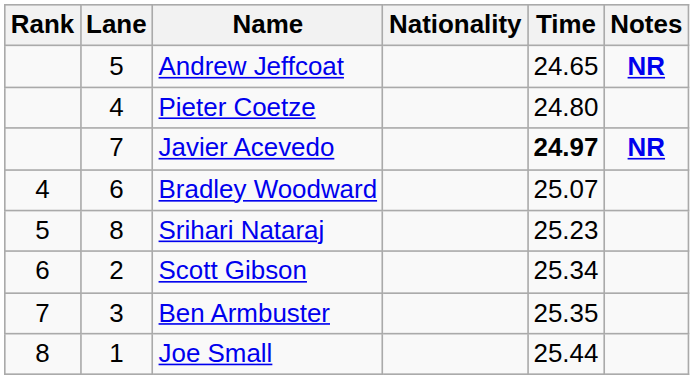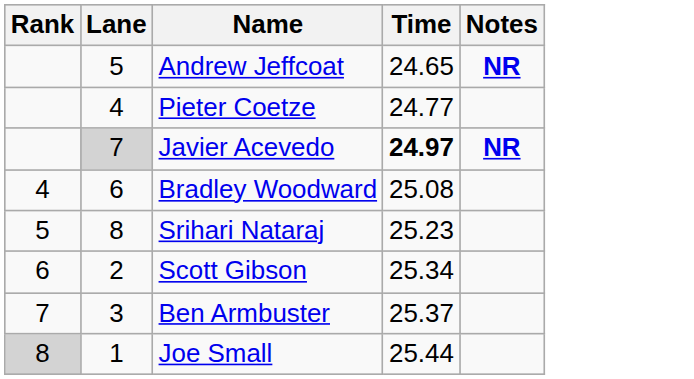- column: (455, 25)
(566, 107) 24.80 -> (421, 107) 24.77
(116, 148) no background -> (116, 148) lightgrey background
(566, 189) 25.07 -> (421, 189) 25.08
(566, 312) 25.35 -> (421, 312) 25.37
(42, 353) no background -> (42, 353) lightgrey background
